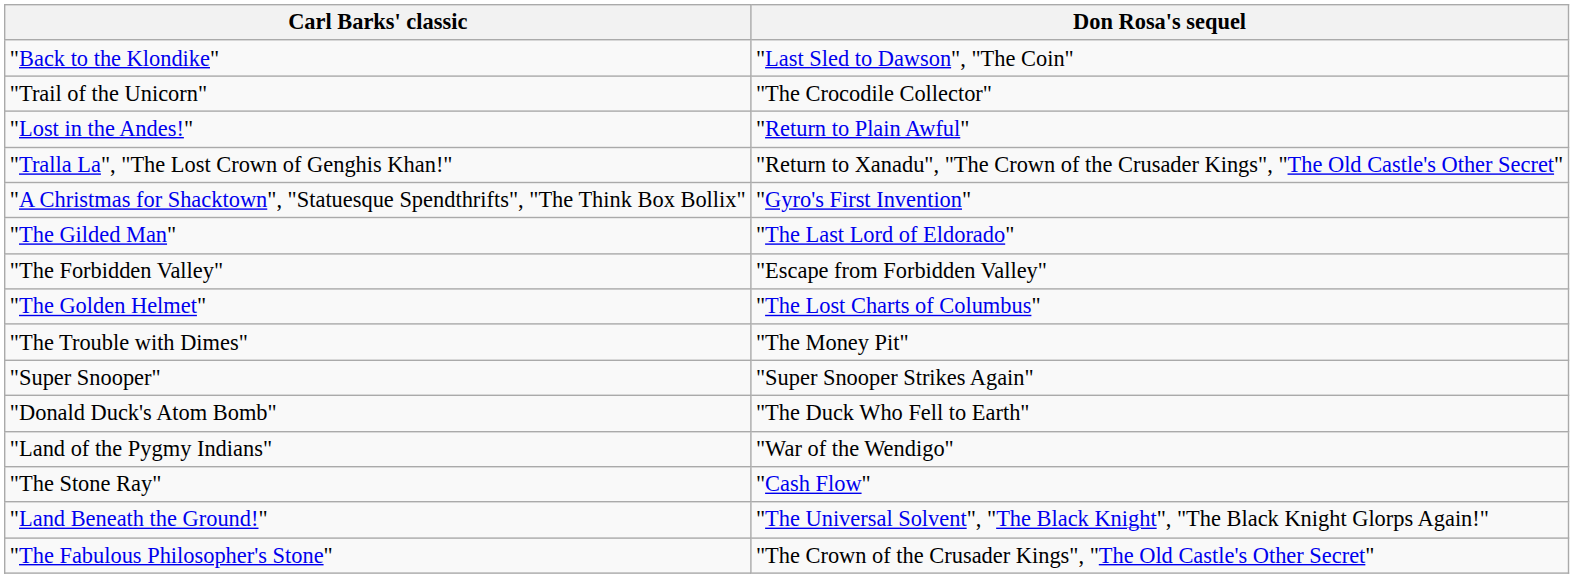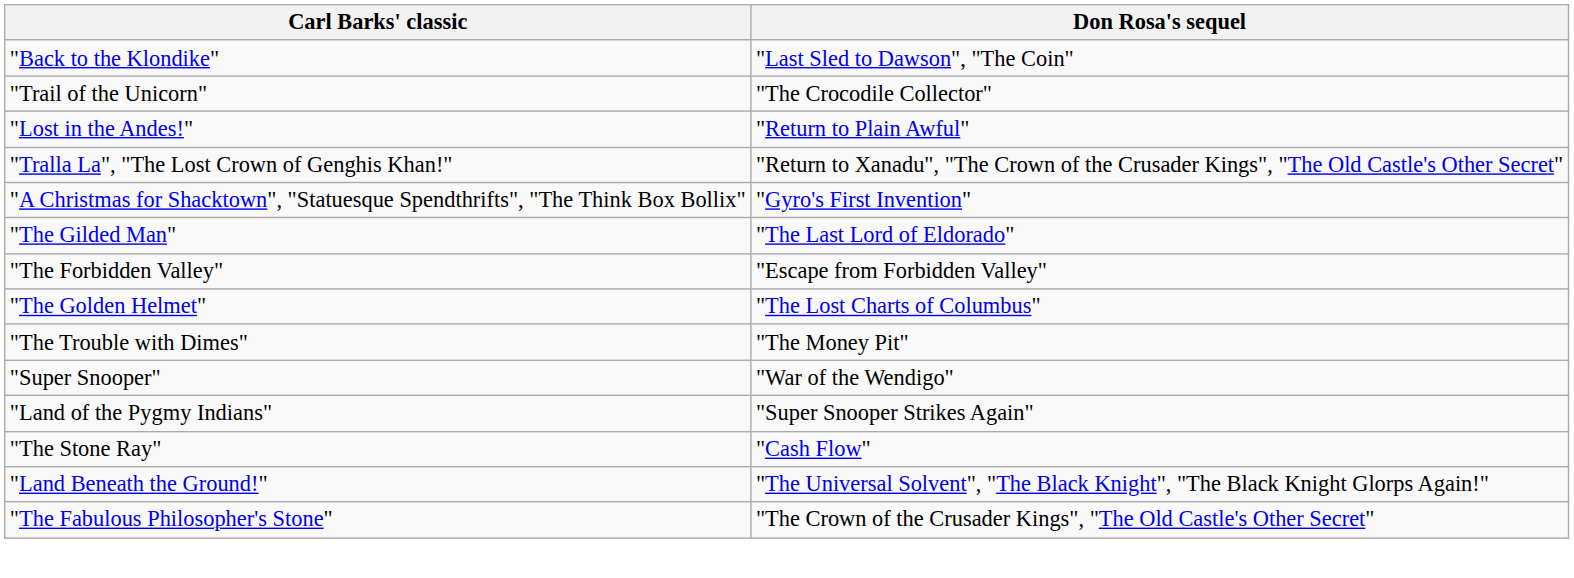(895, 377) "Super Snooper Strikes Again" -> (855, 377) "War of the Wendigo"
- row: (143, 413)
(855, 448) "War of the Wendigo" -> (895, 413) "Super Snooper Strikes Again"
